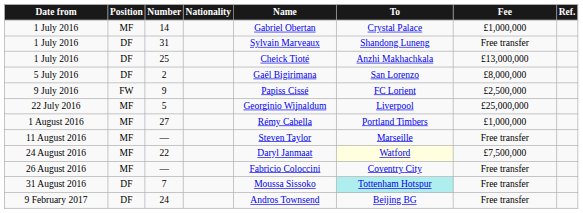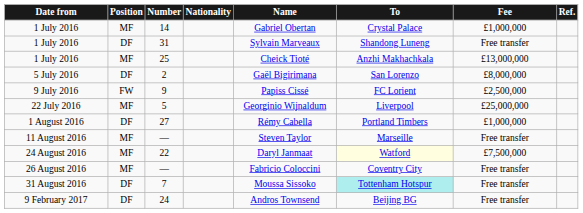(126, 59) DF -> (126, 59) MF
(126, 122) MF -> (126, 122) DF
